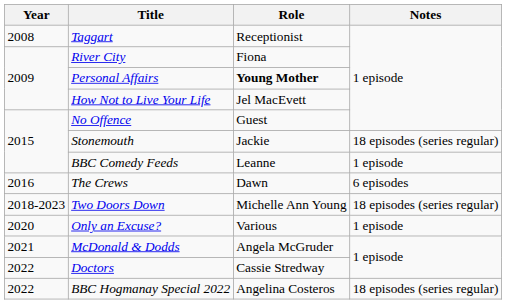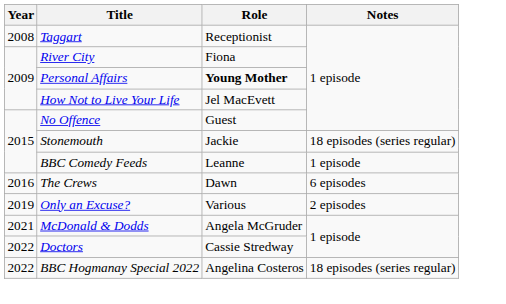- row: (118, 204)
(21, 225) 2020 -> (21, 204) 2019
(378, 225) 1 episode -> (338, 204) 2 episodes
